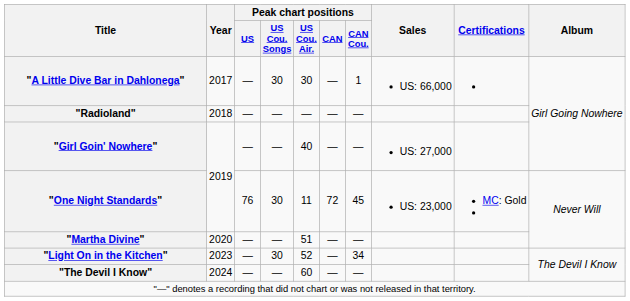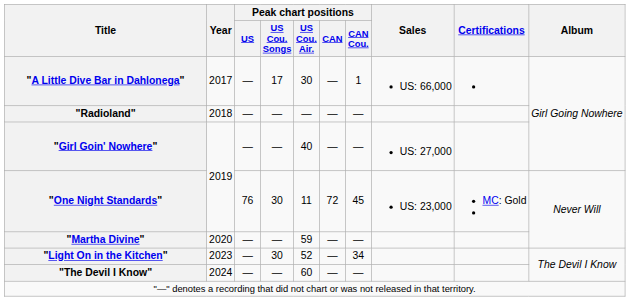(277, 81) 30 -> (277, 81) 17
(306, 240) 51 -> (306, 240) 59
